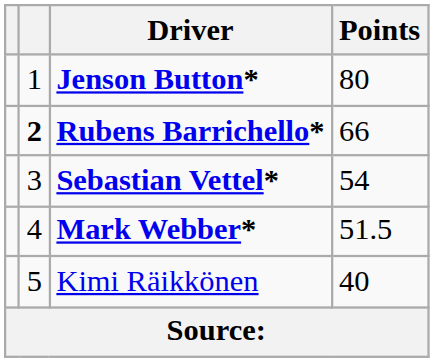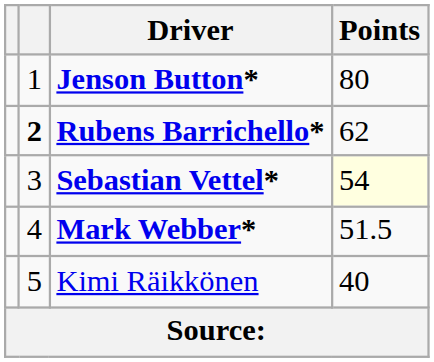(354, 129) 66 -> (354, 129) 62
(354, 180) no background -> (354, 180) lightyellow background
